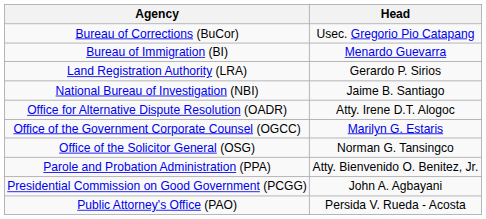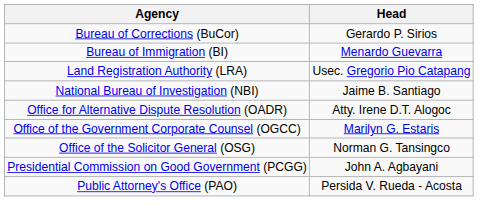(395, 33) Usec. Gregorio Pio Catapang -> (392, 33) Gerardo P. Sirios
(395, 72) Gerardo P. Sirios -> (392, 72) Usec. Gregorio Pio Catapang
- row: (157, 167)
